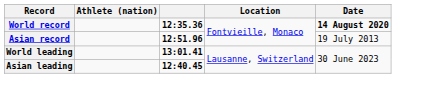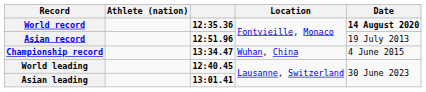+ row: (55, 53)
(182, 53) 13:01.41 -> (213, 66) 12:40.45
(182, 66) 12:40.45 -> (213, 80) 13:01.41
